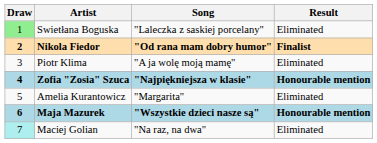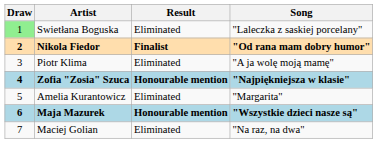columns swapped: (203, 12) <-> (324, 12)
(20, 130) paleturquoise background -> (20, 130) no background
